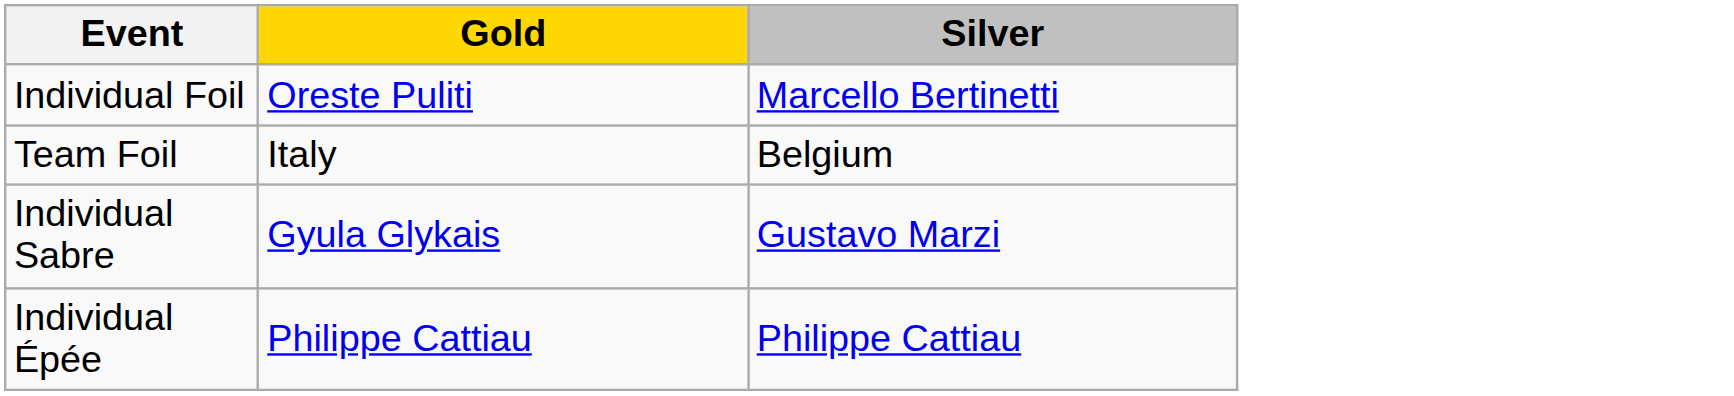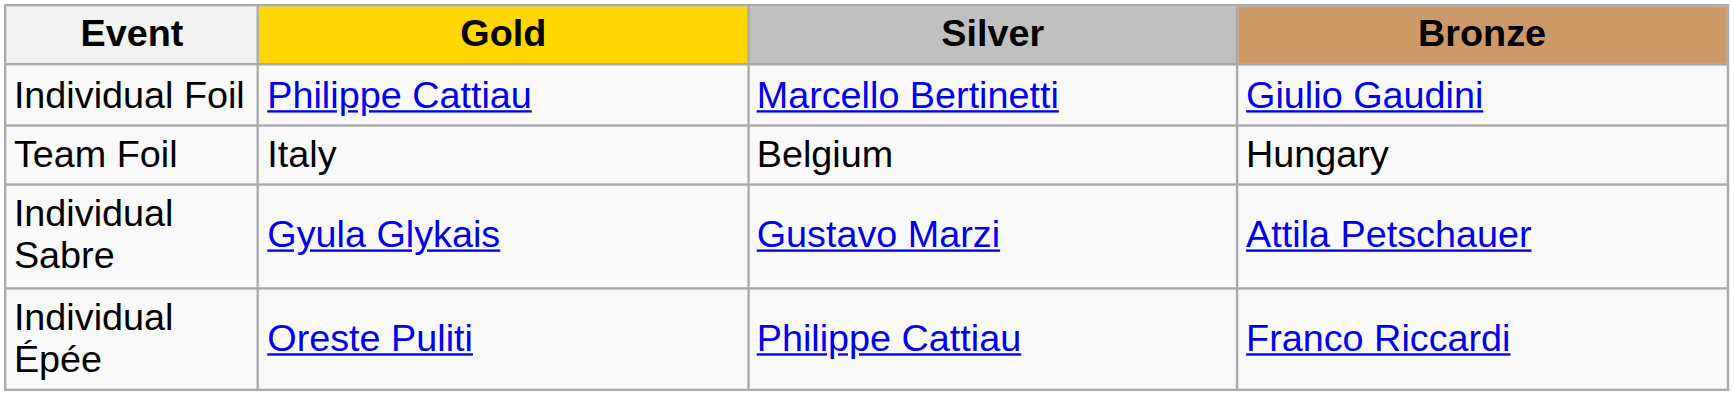+ column: (1482, 34)
(370, 94) Oreste Puliti -> (400, 94) Philippe Cattiau
(400, 337) Philippe Cattiau -> (370, 337) Oreste Puliti
